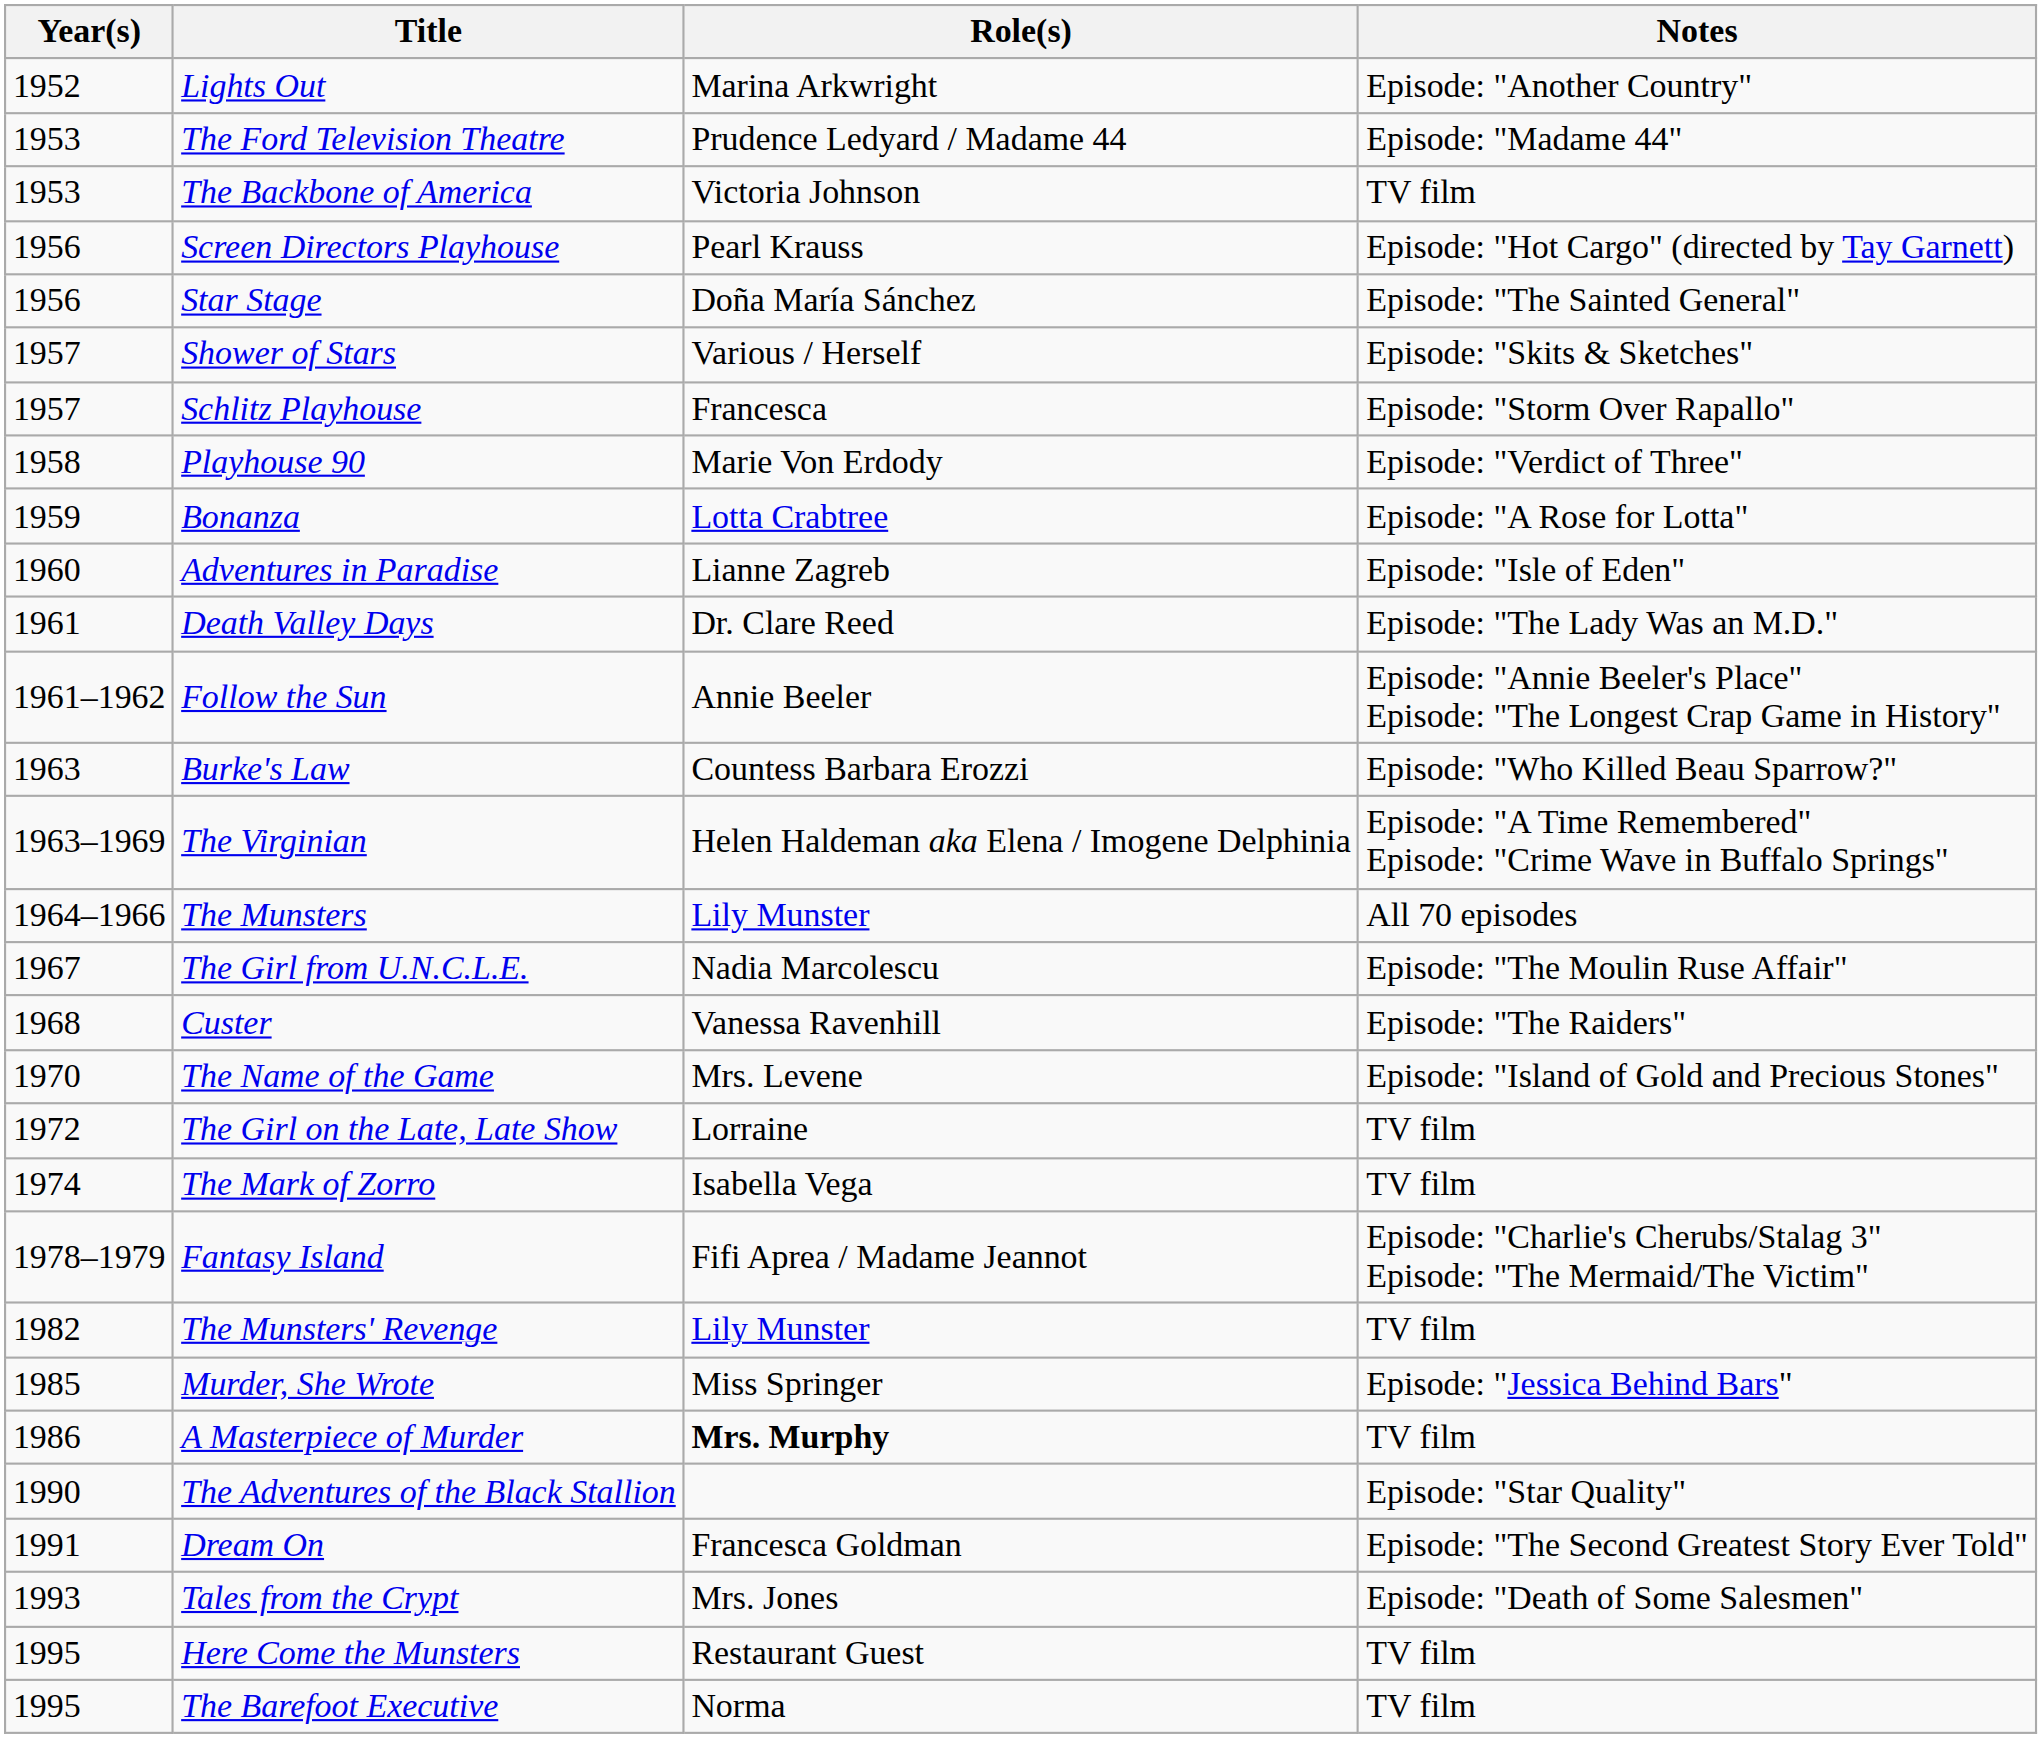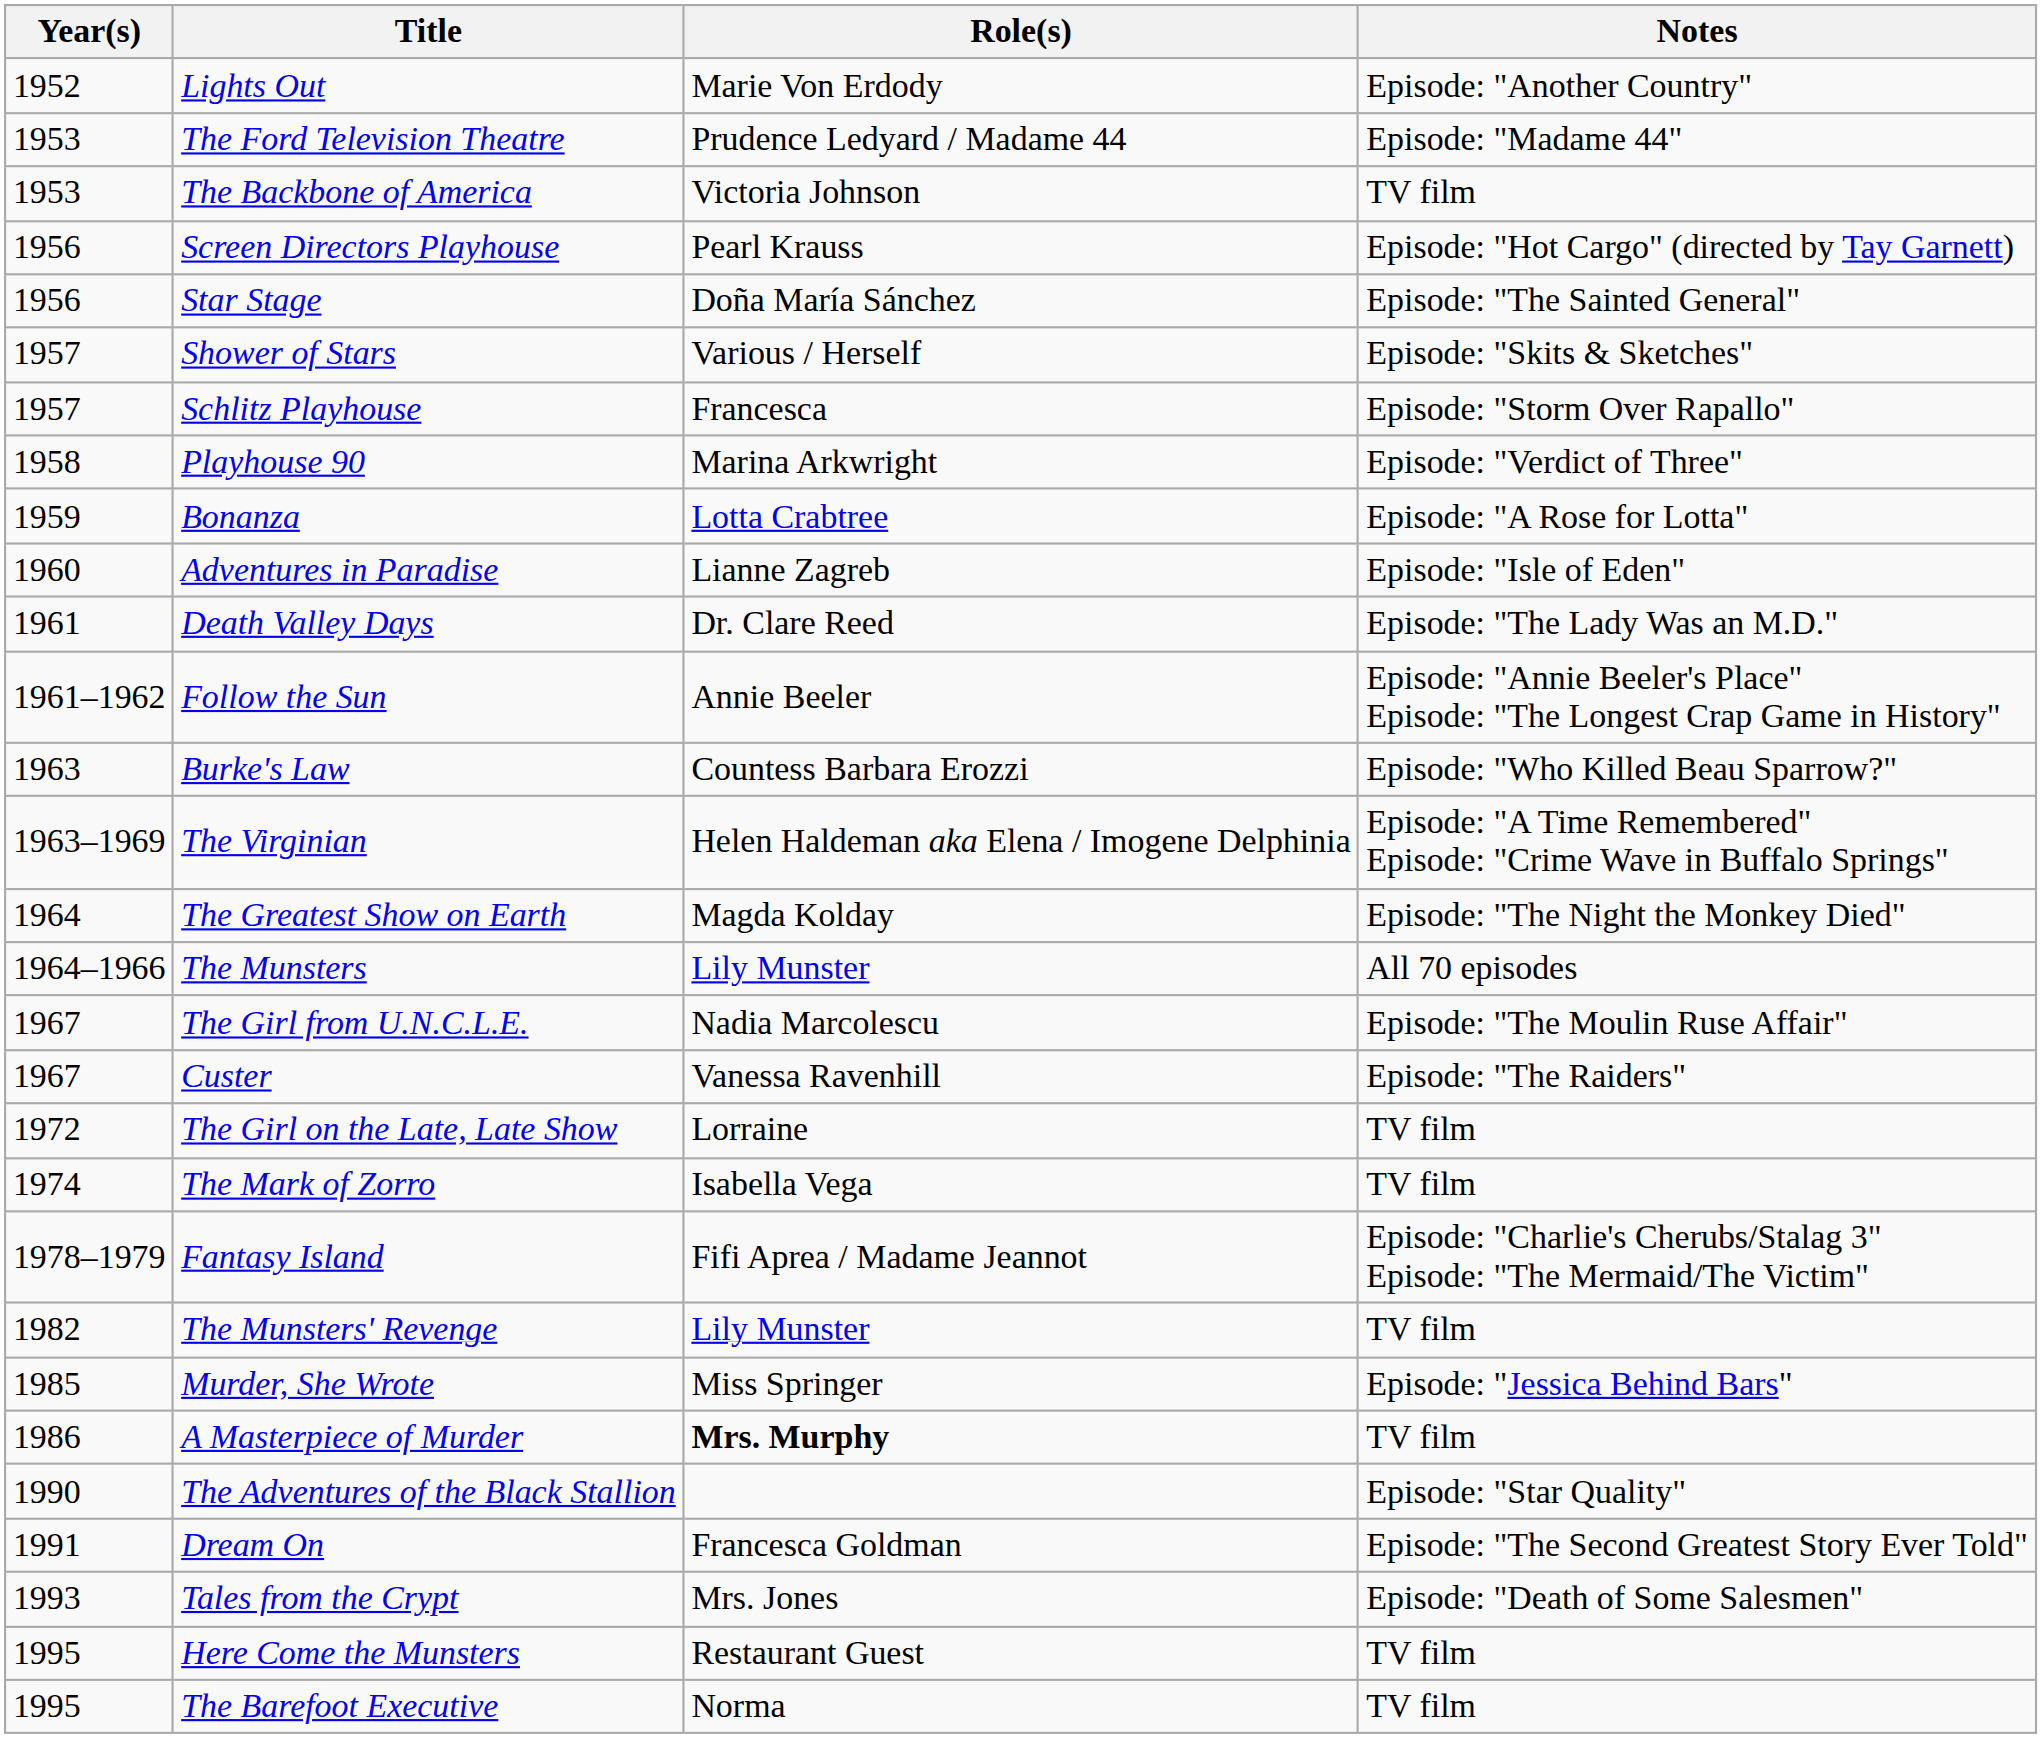(814, 85) Marina Arkwright -> (817, 85) Marie Von Erdody
(817, 461) Marie Von Erdody -> (814, 461) Marina Arkwright
+ row: (374, 914)
(47, 1022) 1968 -> (47, 1076) 1967
- row: (338, 1076)
